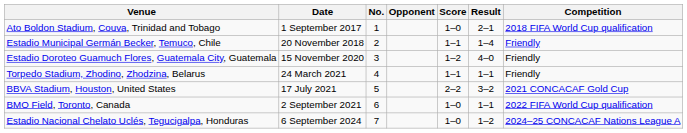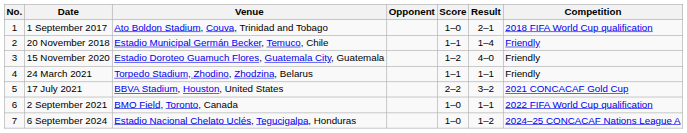columns swapped: (376, 12) <-> (142, 12)
